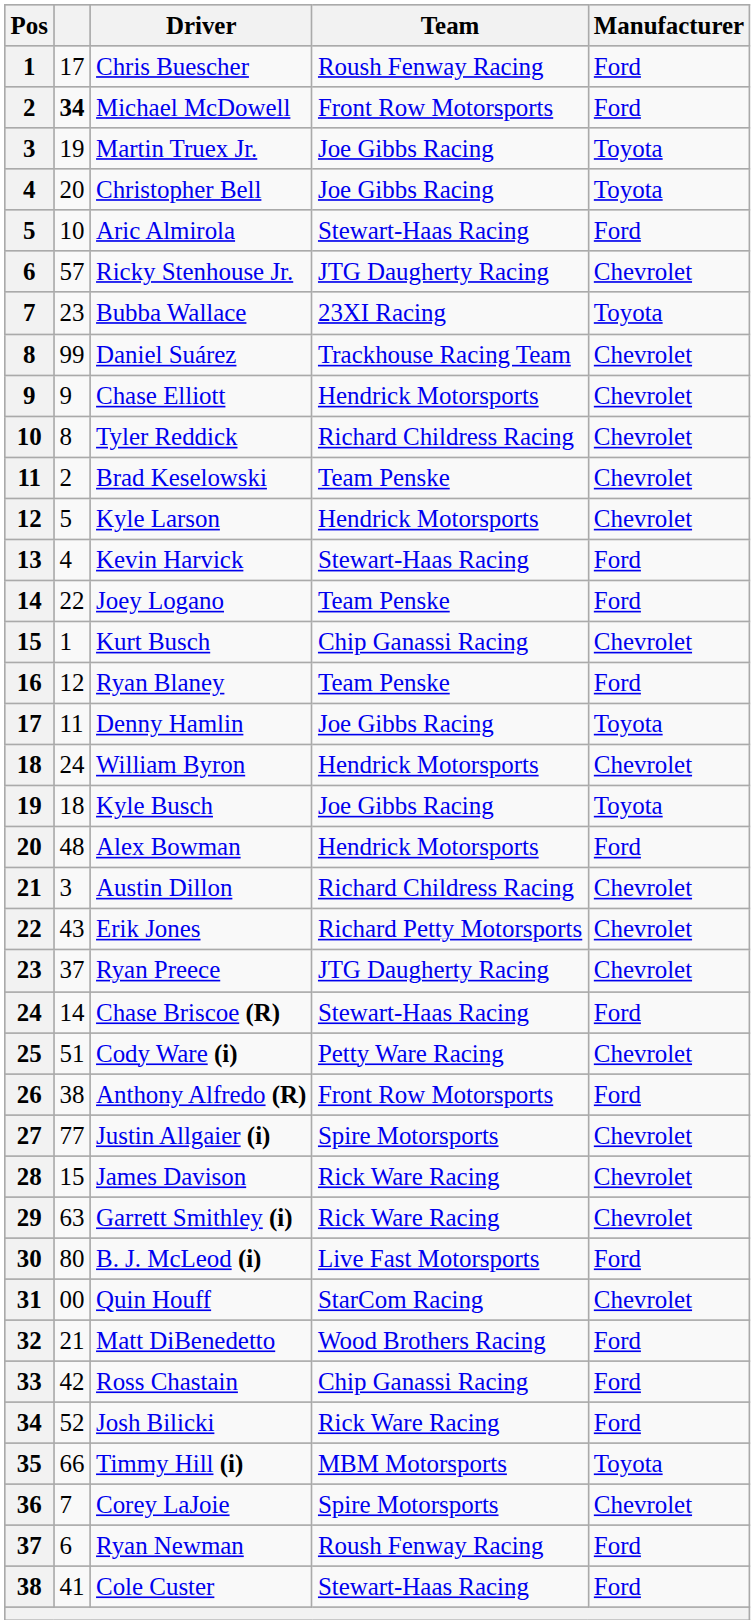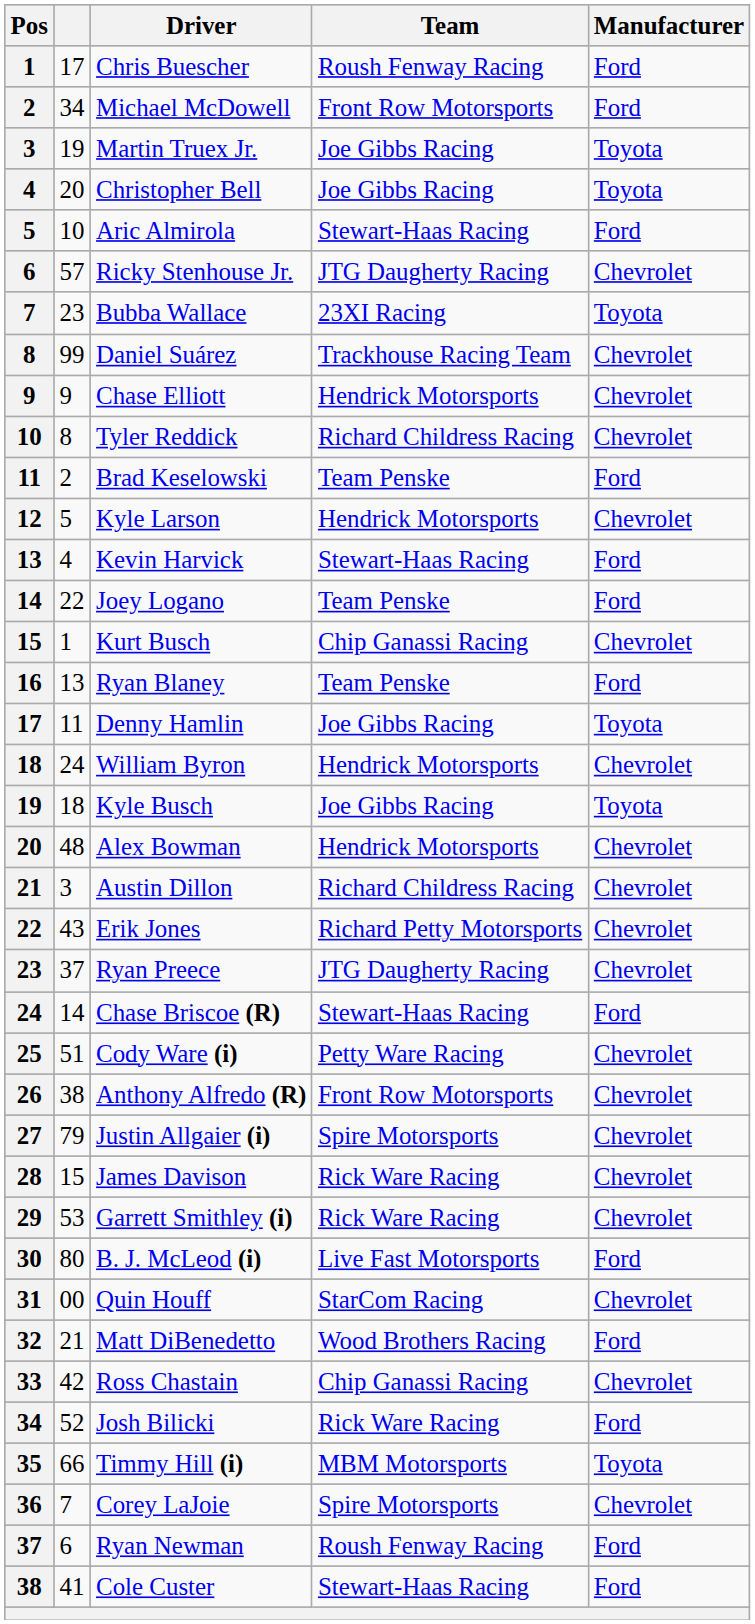(72, 107) bold -> (72, 107) normal
(643, 477) Chevrolet -> (617, 477) Ford
(72, 682) 12 -> (72, 682) 13
(617, 847) Ford -> (643, 847) Chevrolet
(617, 1093) Ford -> (643, 1093) Chevrolet
(72, 1135) 77 -> (72, 1135) 79
(72, 1217) 63 -> (72, 1217) 53
(617, 1381) Ford -> (643, 1381) Chevrolet
